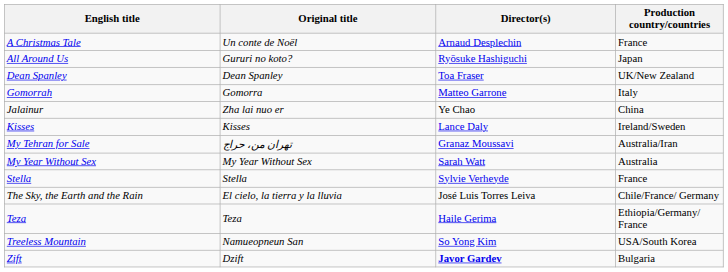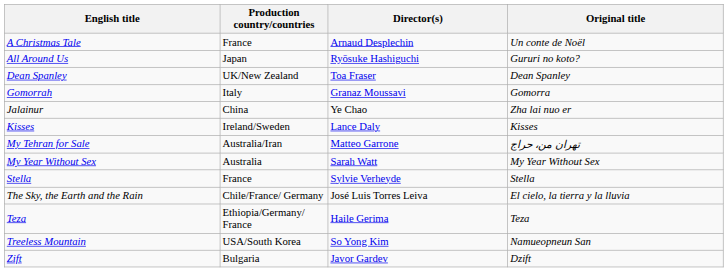columns swapped: (328, 19) <-> (670, 19)
(472, 93) Matteo Garrone -> (368, 93) Granaz Moussavi
(476, 144) Granaz Moussavi -> (365, 144) Matteo Garrone
(470, 258) bold -> (359, 258) normal
